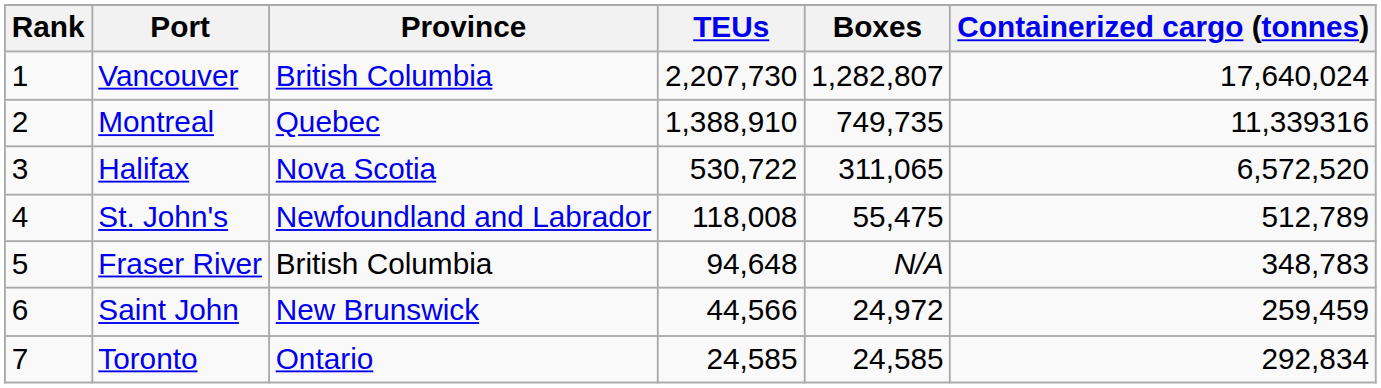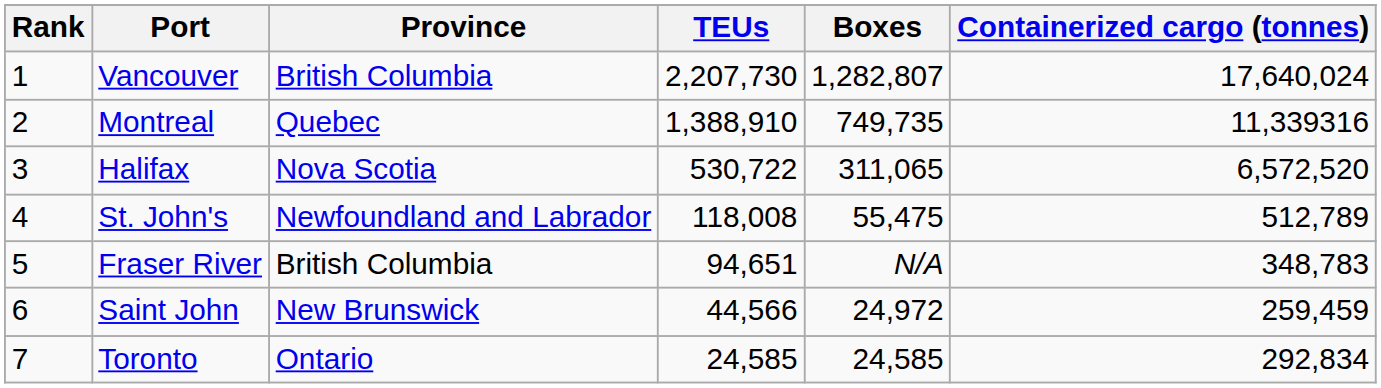(752, 264) 94,648 -> (752, 264) 94,651
